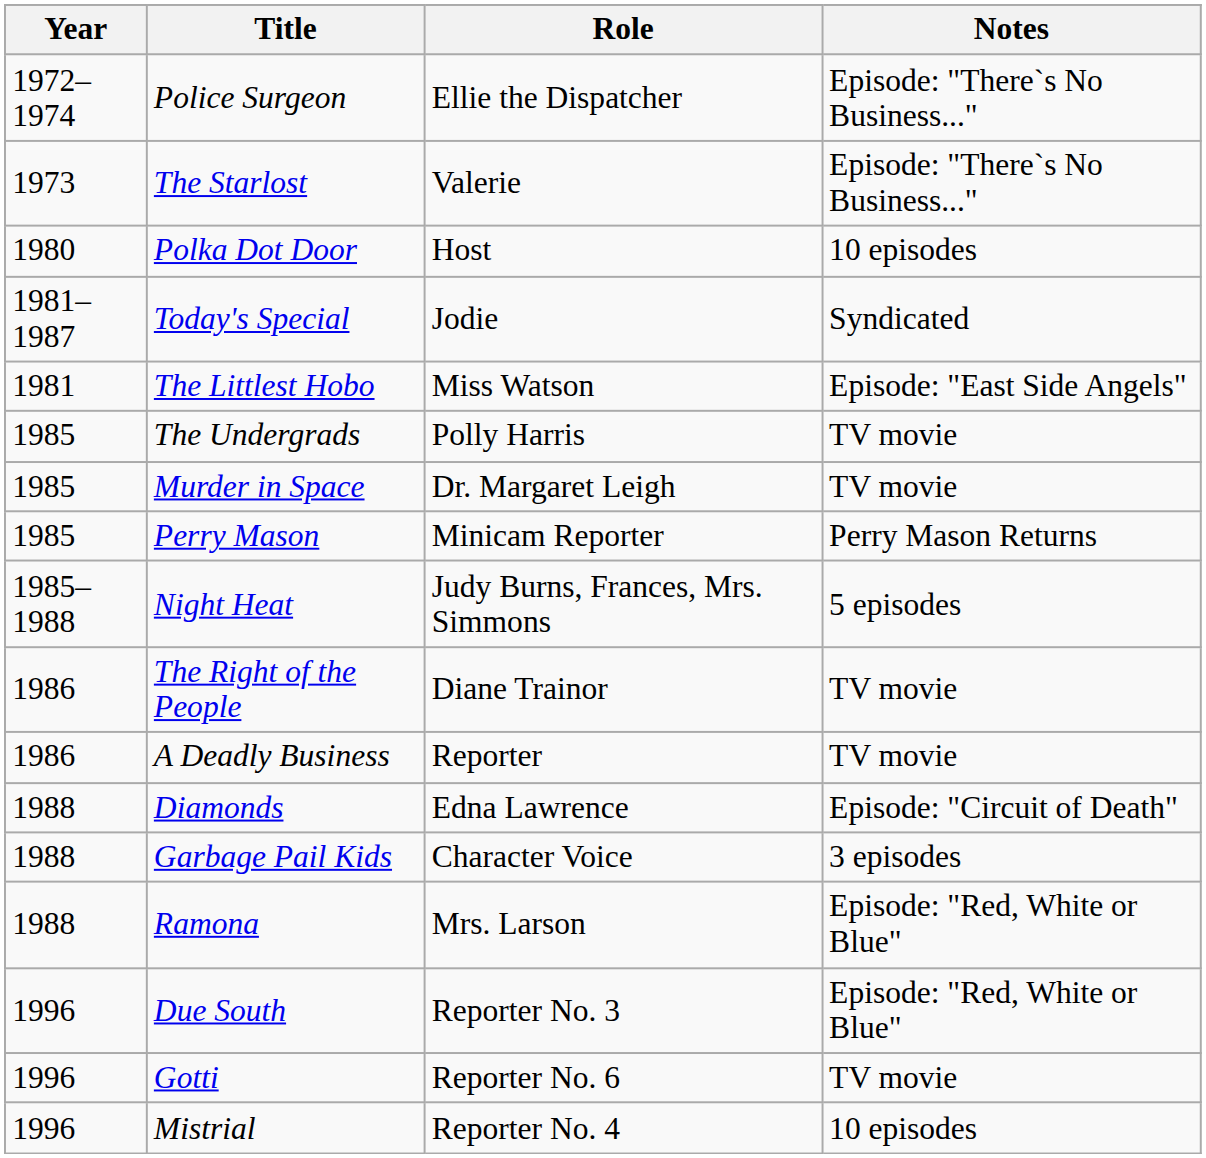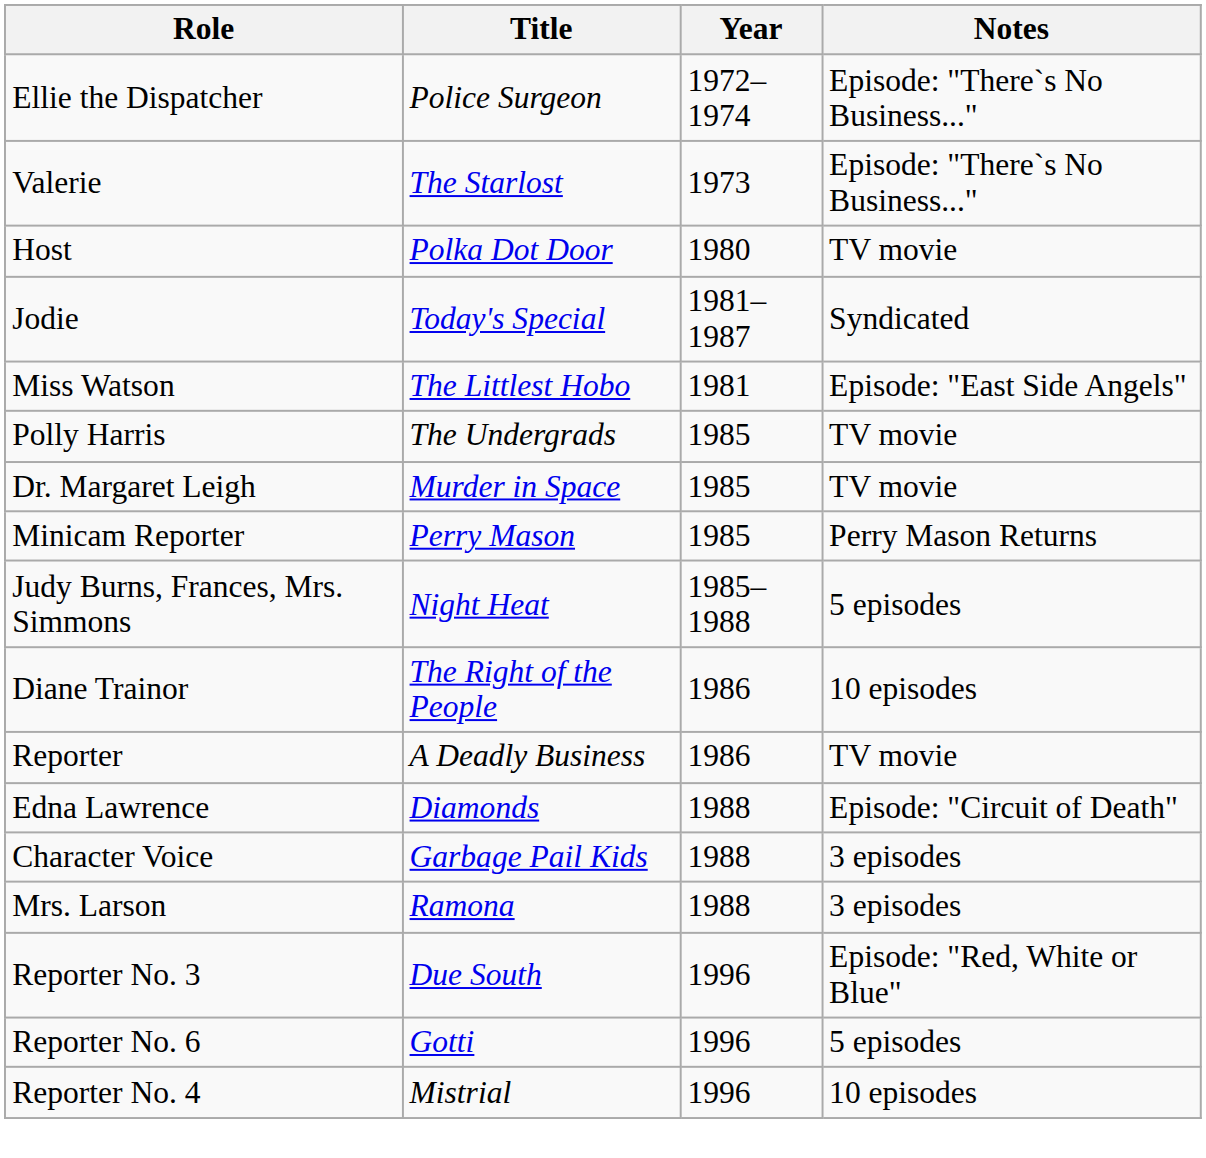columns swapped: (76, 29) <-> (623, 29)
(903, 250) 10 episodes -> (893, 250) TV movie
(893, 688) TV movie -> (903, 688) 10 episodes
(983, 924) Episode: "Red, White or Blue" -> (895, 906) 3 episodes
(893, 1077) TV movie -> (895, 1042) 5 episodes
